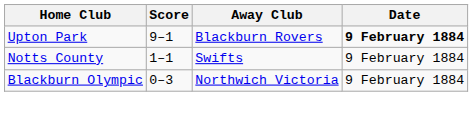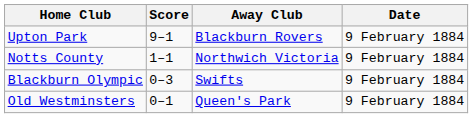(405, 37) bold -> (405, 37) normal
(219, 59) Swifts -> (267, 59) Northwich Victoria
(267, 80) Northwich Victoria -> (219, 80) Swifts
+ row: (71, 102)
